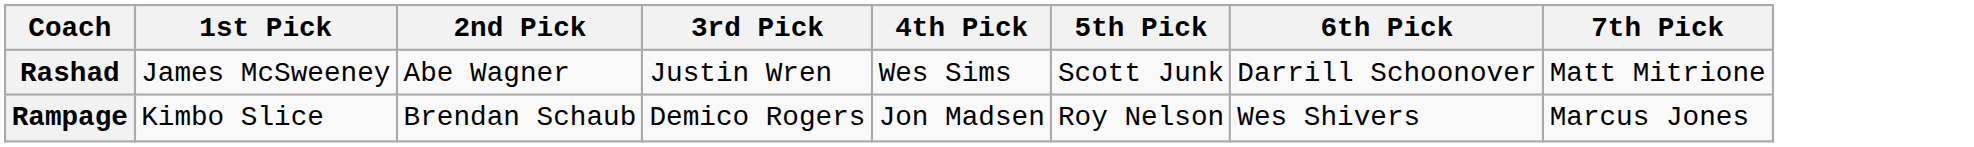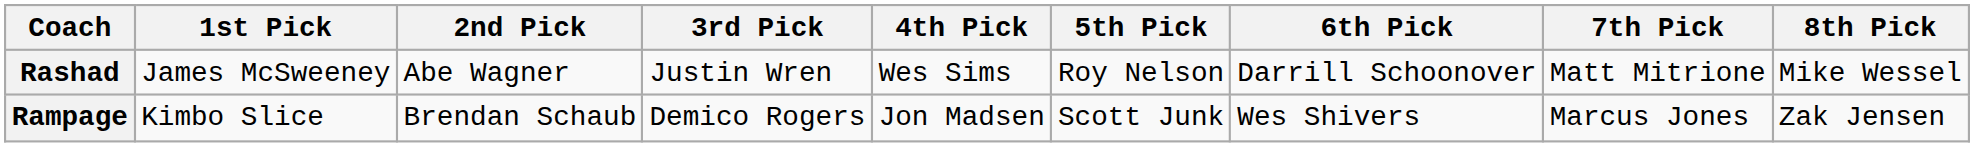+ column: (1870, 28)
(1141, 73) Scott Junk -> (1141, 73) Roy Nelson
(1141, 118) Roy Nelson -> (1141, 118) Scott Junk
